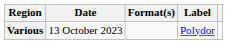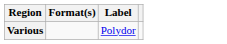- column: (85, 13)
